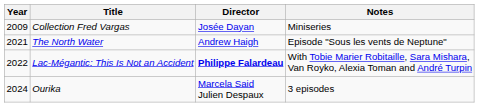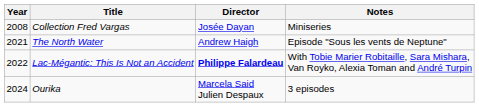(17, 27) 2009 -> (17, 27) 2008
